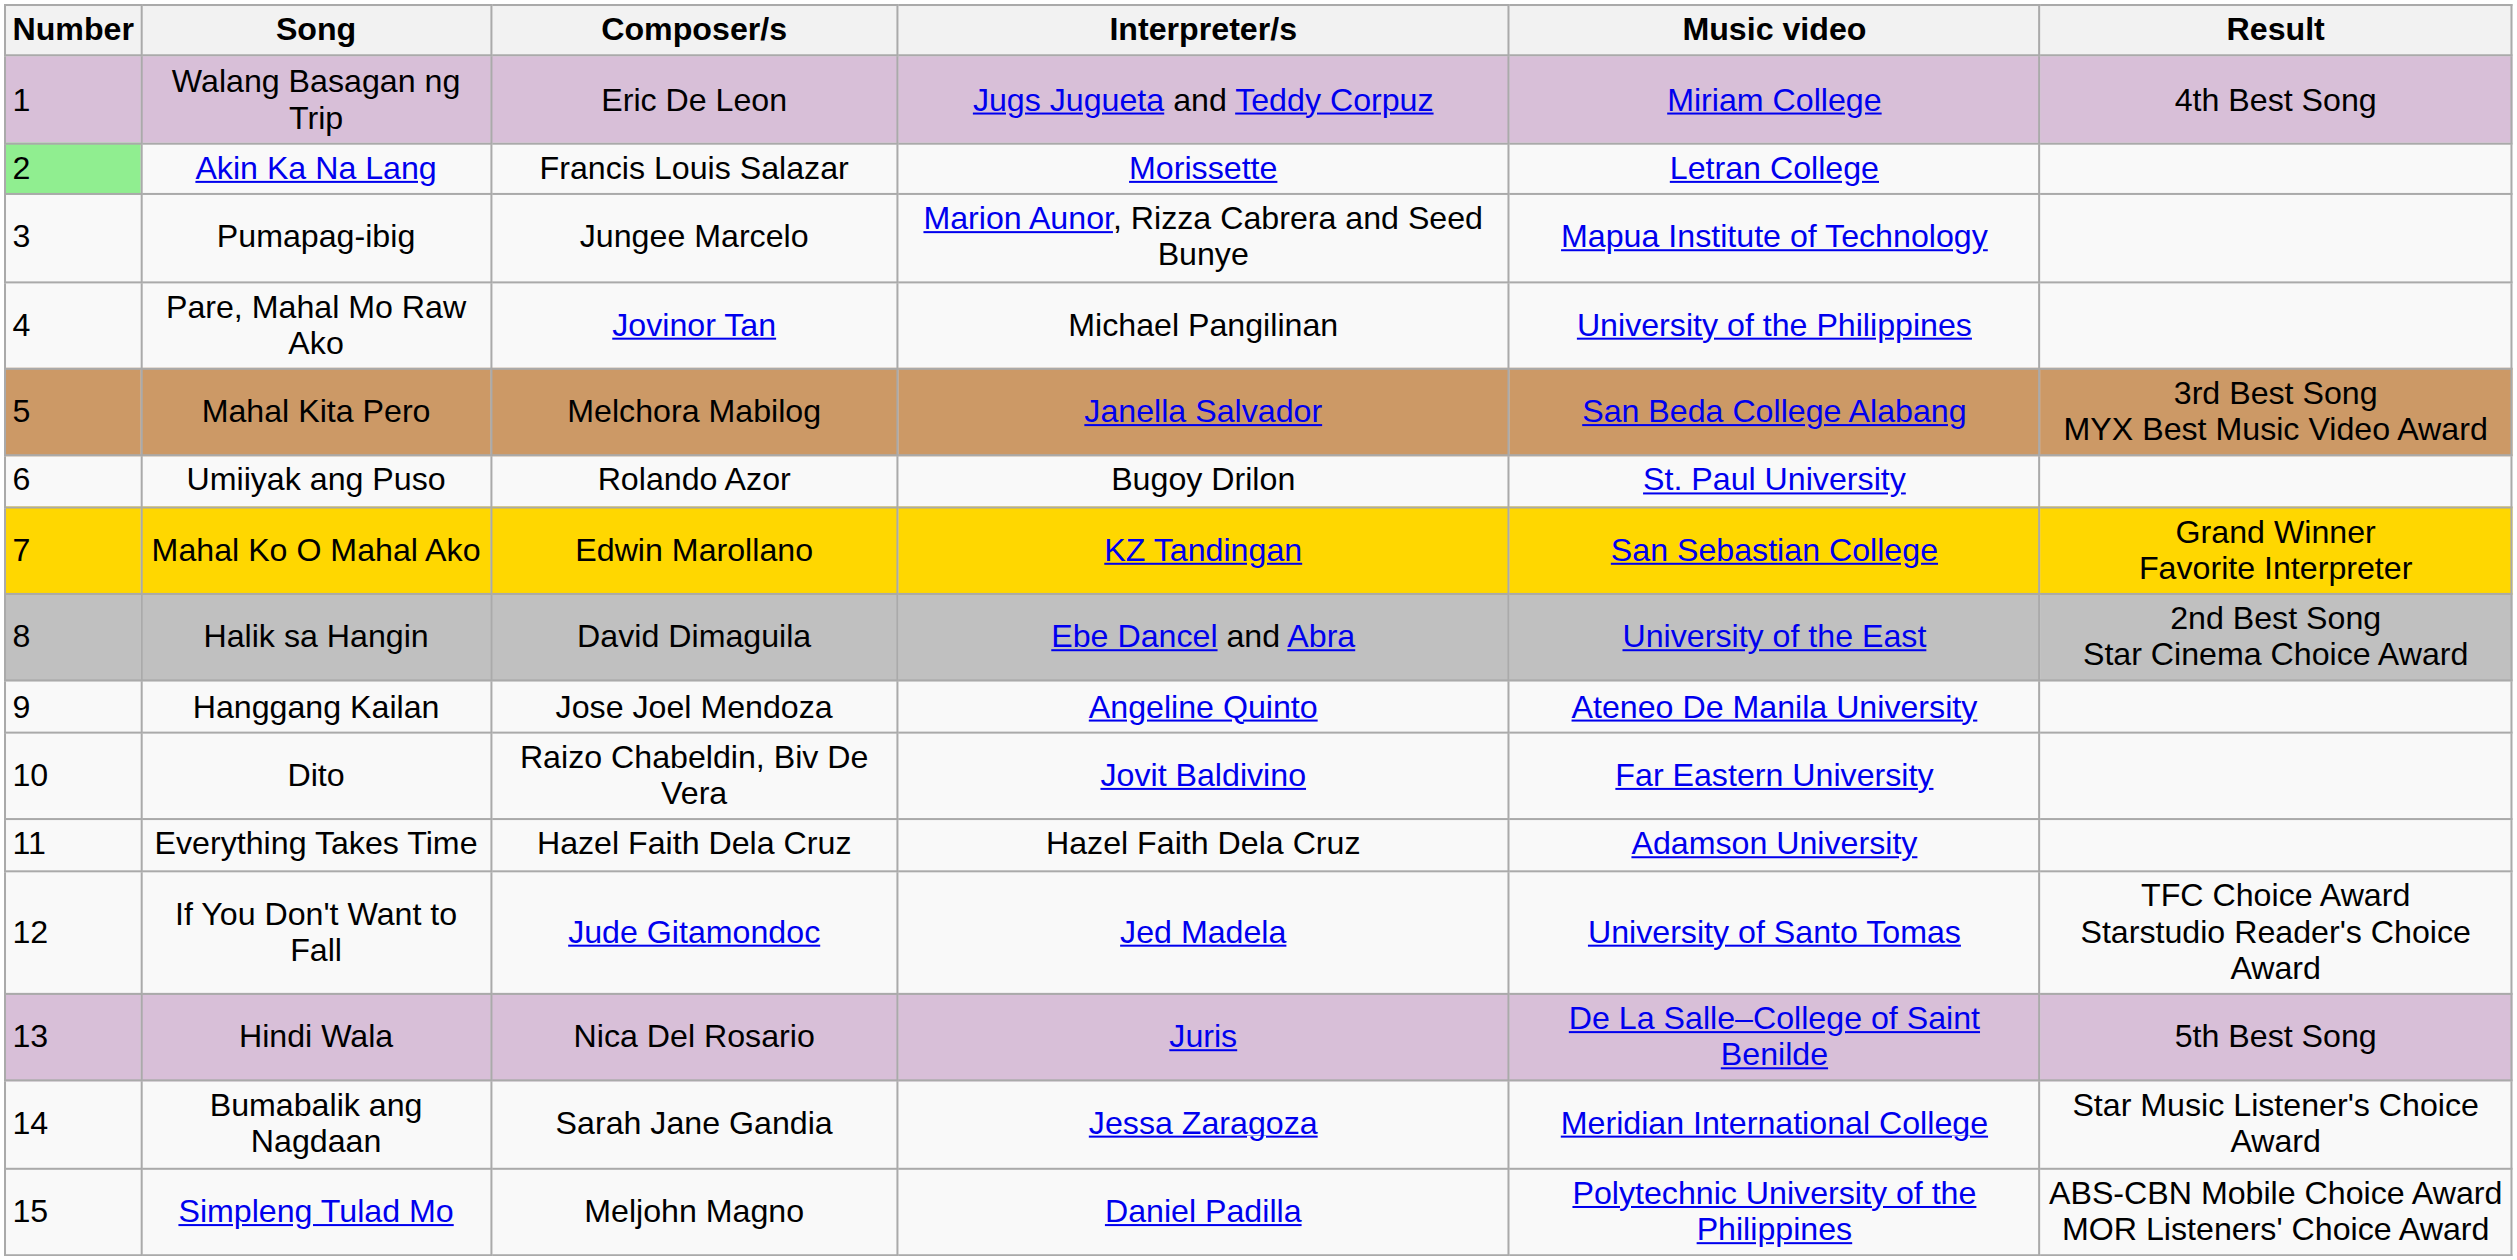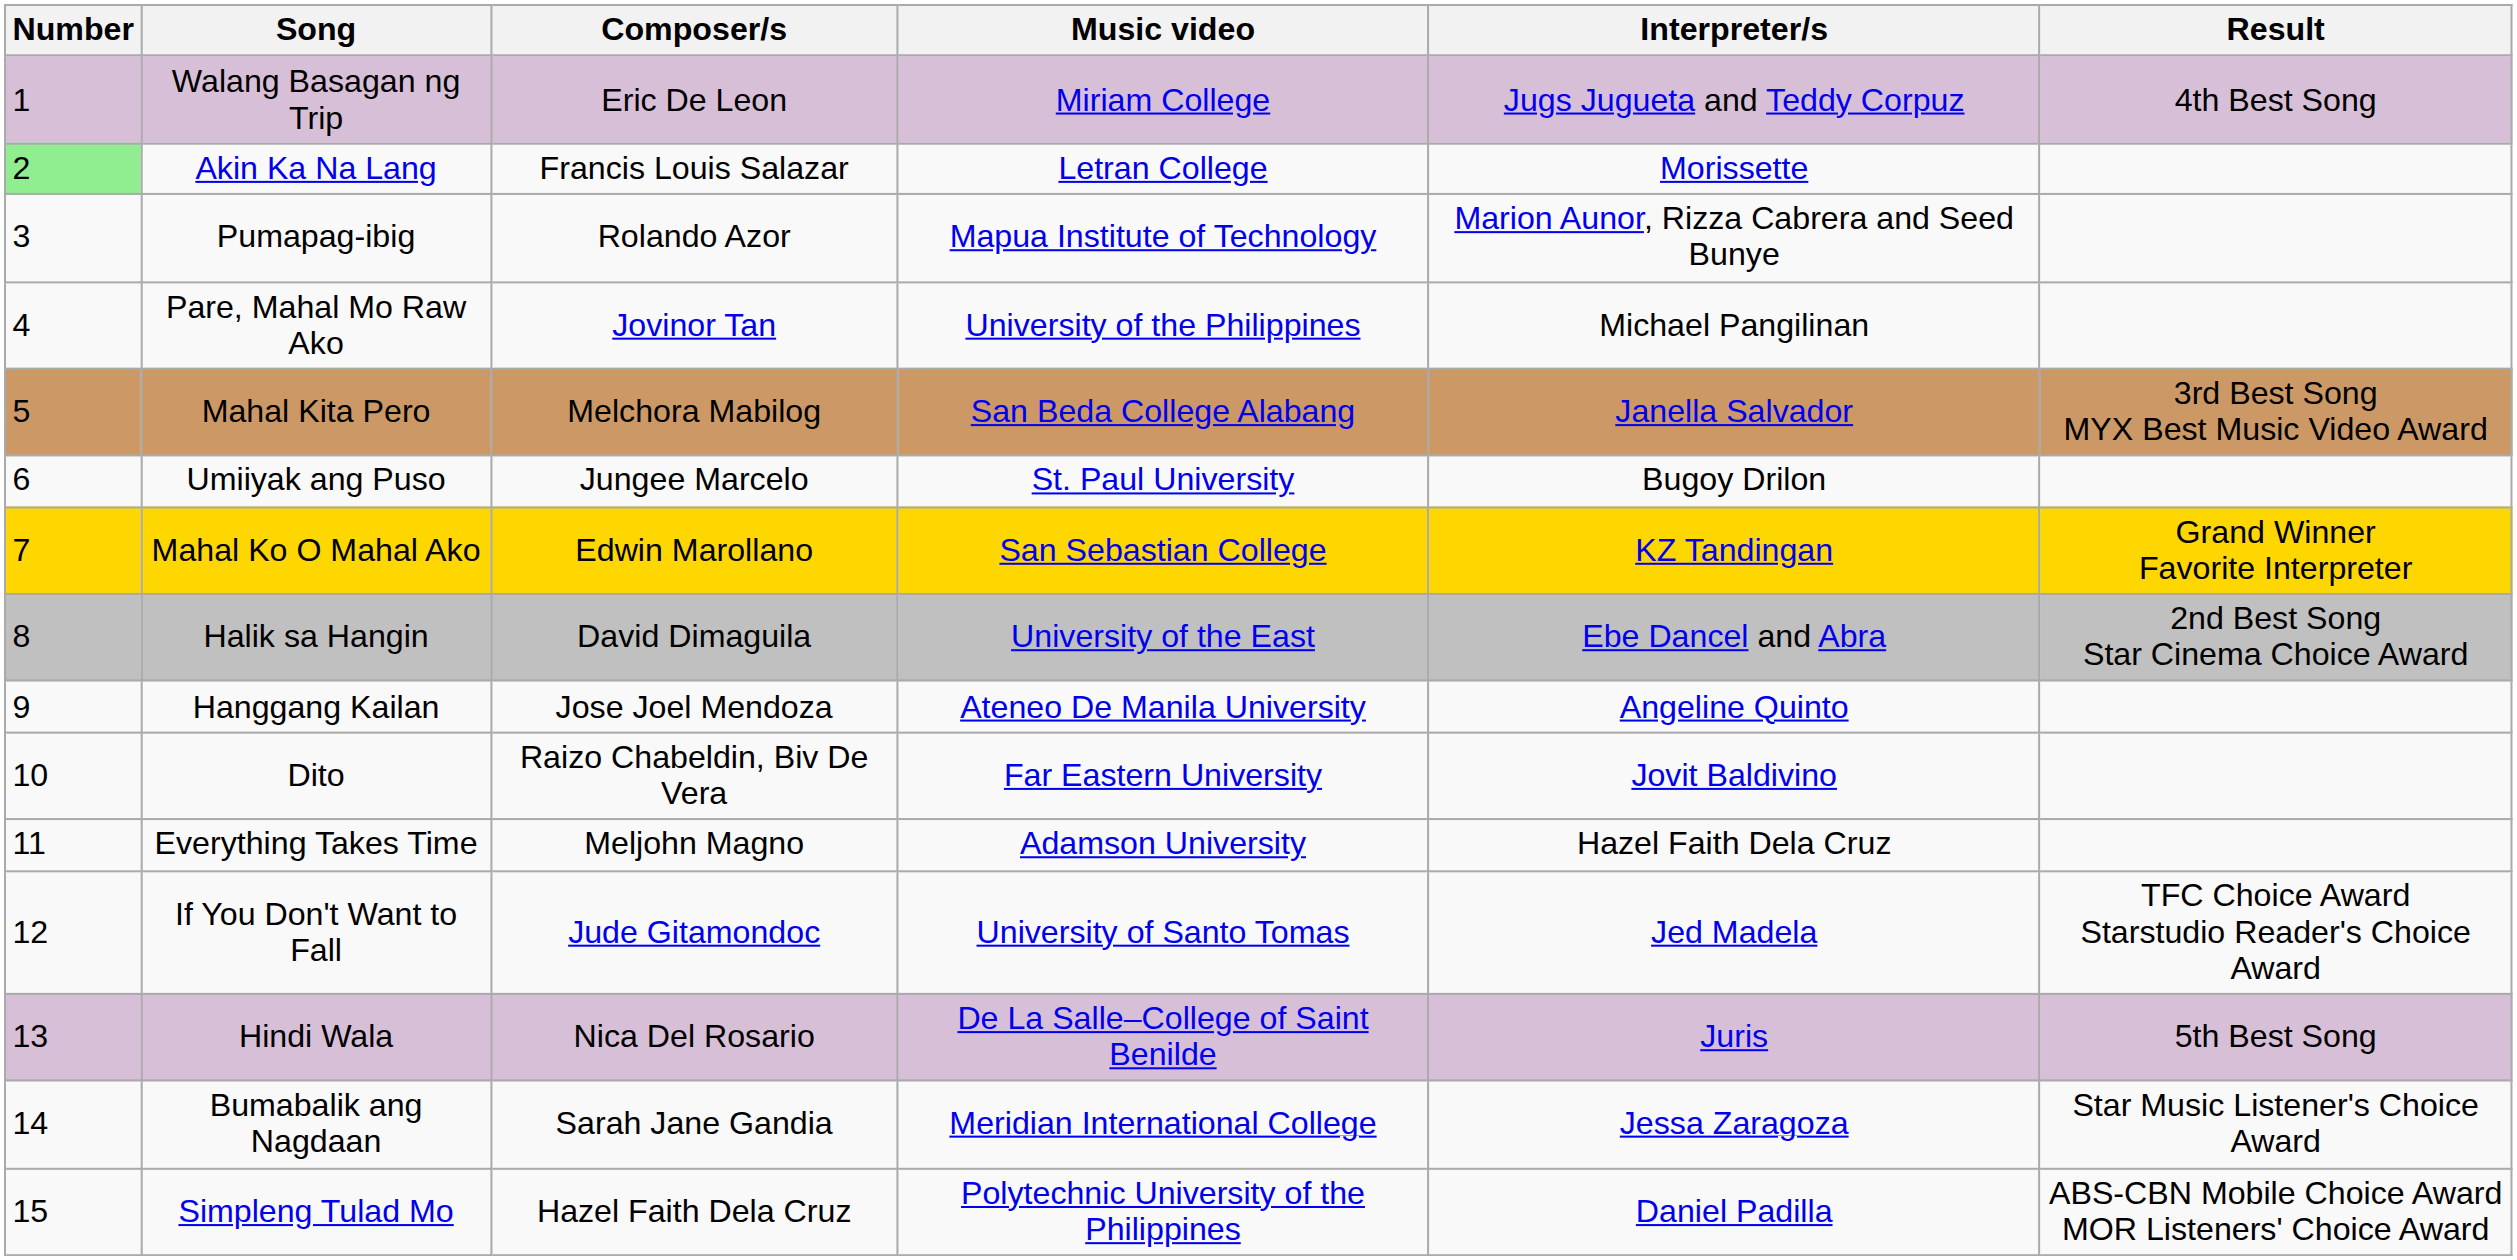columns swapped: (1203, 30) <-> (1774, 30)
(694, 237) Jungee Marcelo -> (694, 237) Rolando Azor
(694, 480) Rolando Azor -> (694, 480) Jungee Marcelo
(694, 844) Hazel Faith Dela Cruz -> (694, 844) Meljohn Magno
(694, 1211) Meljohn Magno -> (694, 1211) Hazel Faith Dela Cruz
